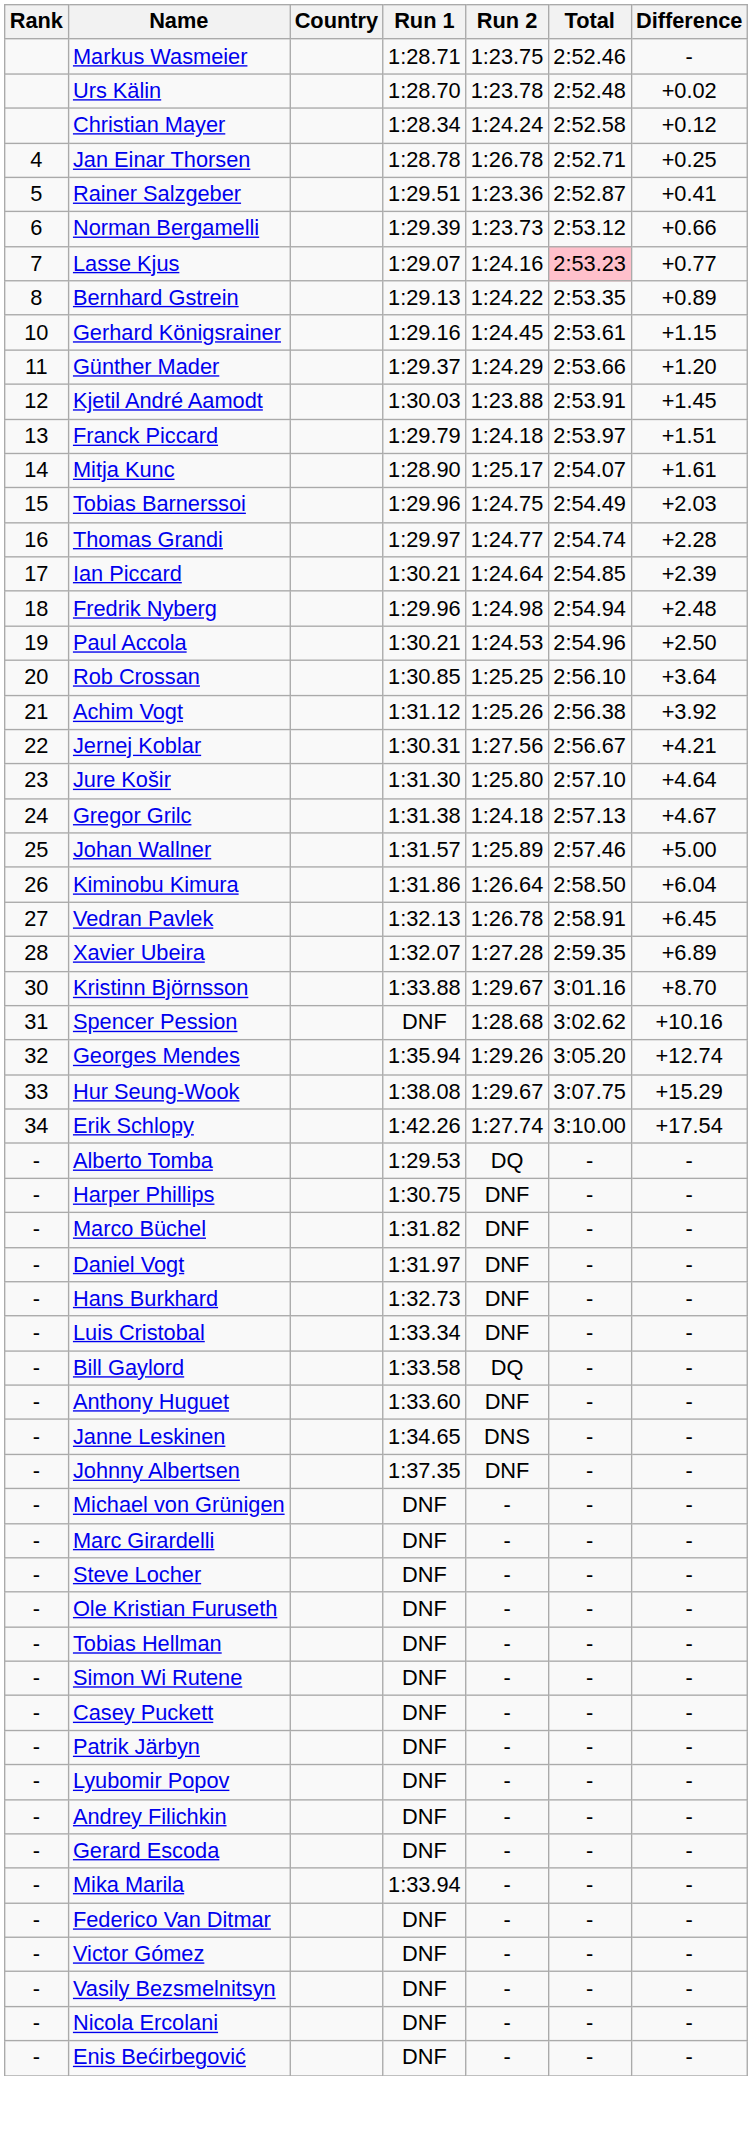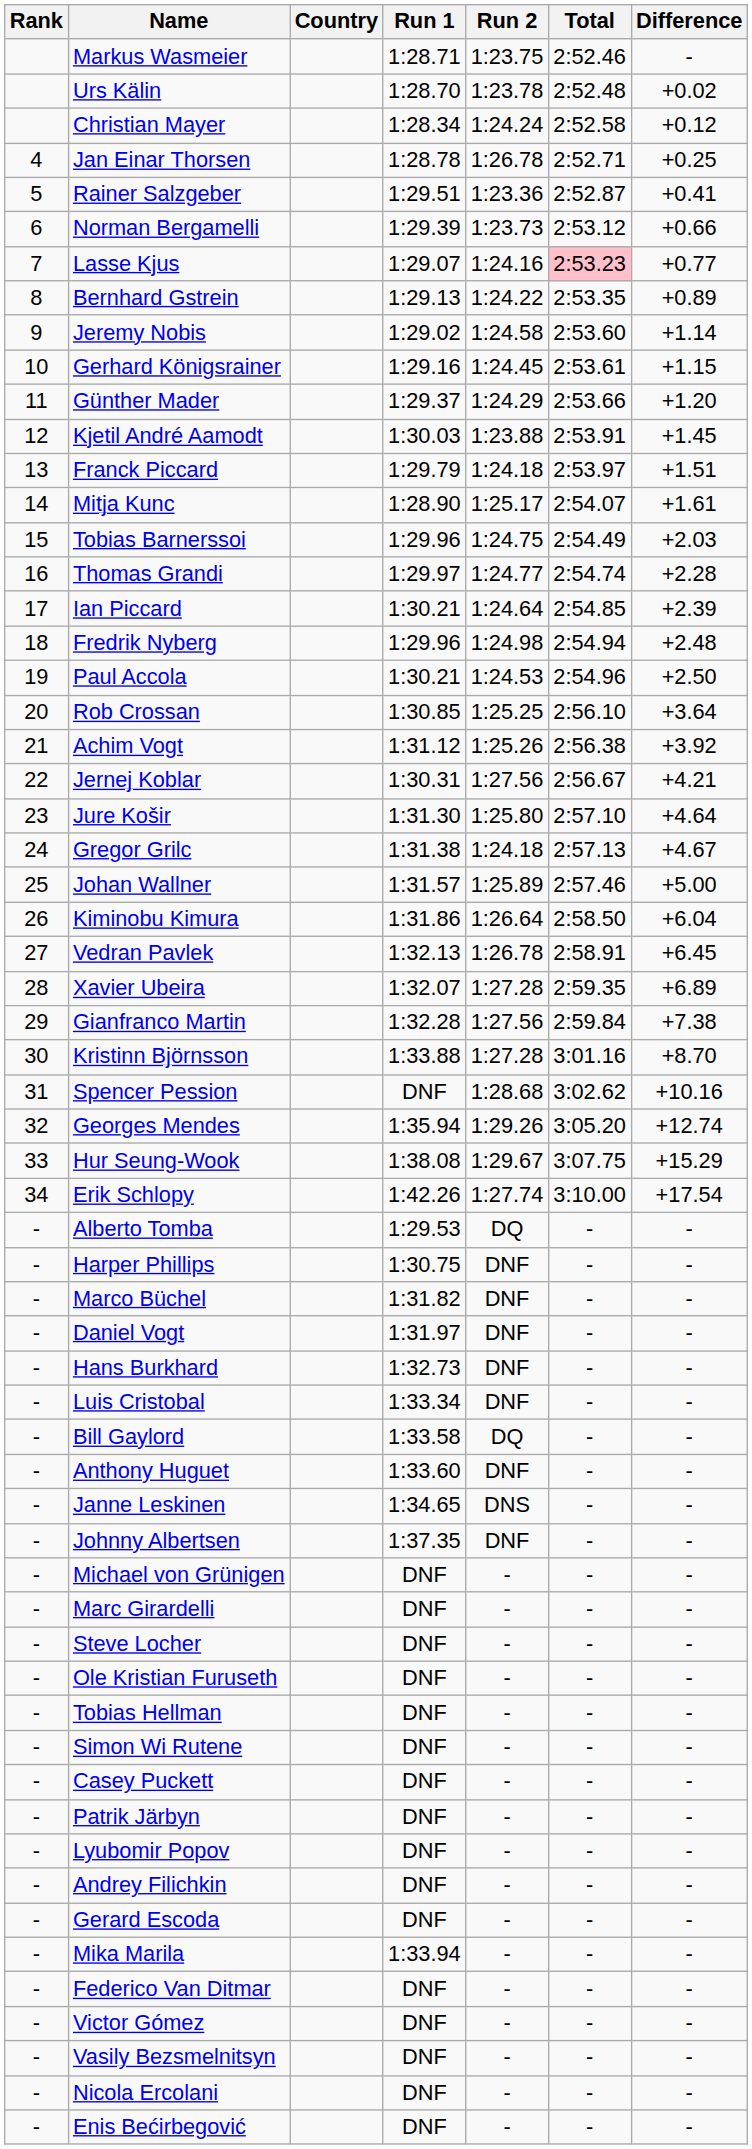+ row: (139, 332)
+ row: (159, 1022)
(507, 988) 1:29.67 -> (507, 1057) 1:27.28
